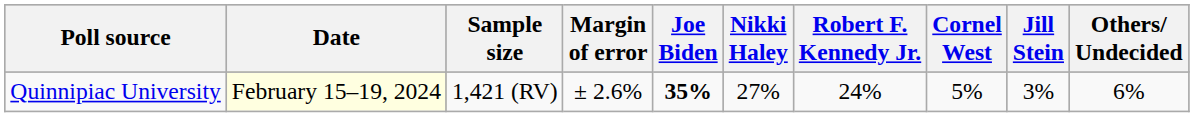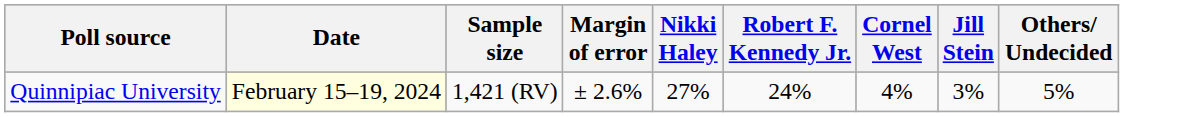- column: (688, 38)
(967, 91) 5% -> (897, 91) 4%
(1129, 91) 6% -> (1059, 91) 5%
